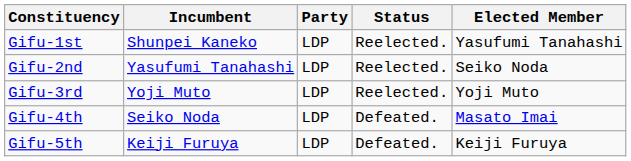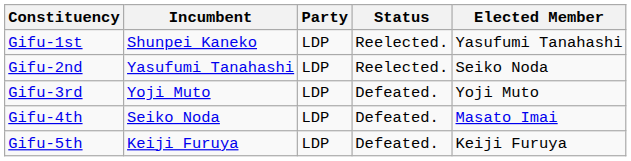(402, 93) Reelected. -> (397, 93) Defeated.
